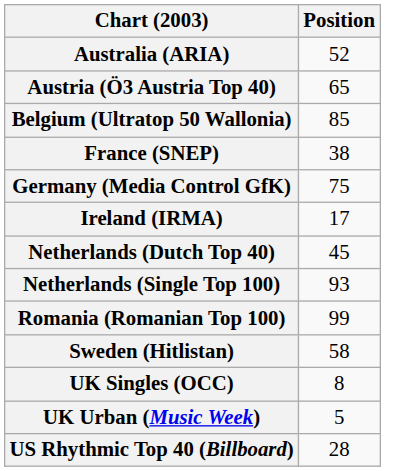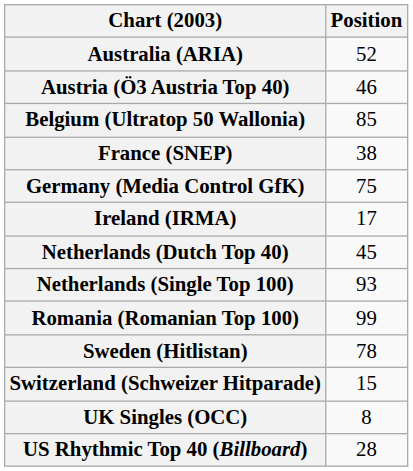(339, 86) 65 -> (366, 86) 46
(339, 350) 58 -> (366, 350) 78
+ row: (165, 383)
- row: (152, 416)
